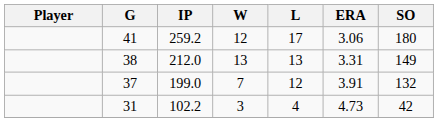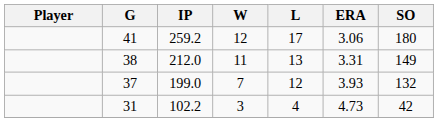(240, 60) 13 -> (240, 60) 11
(351, 83) 3.91 -> (351, 83) 3.93
